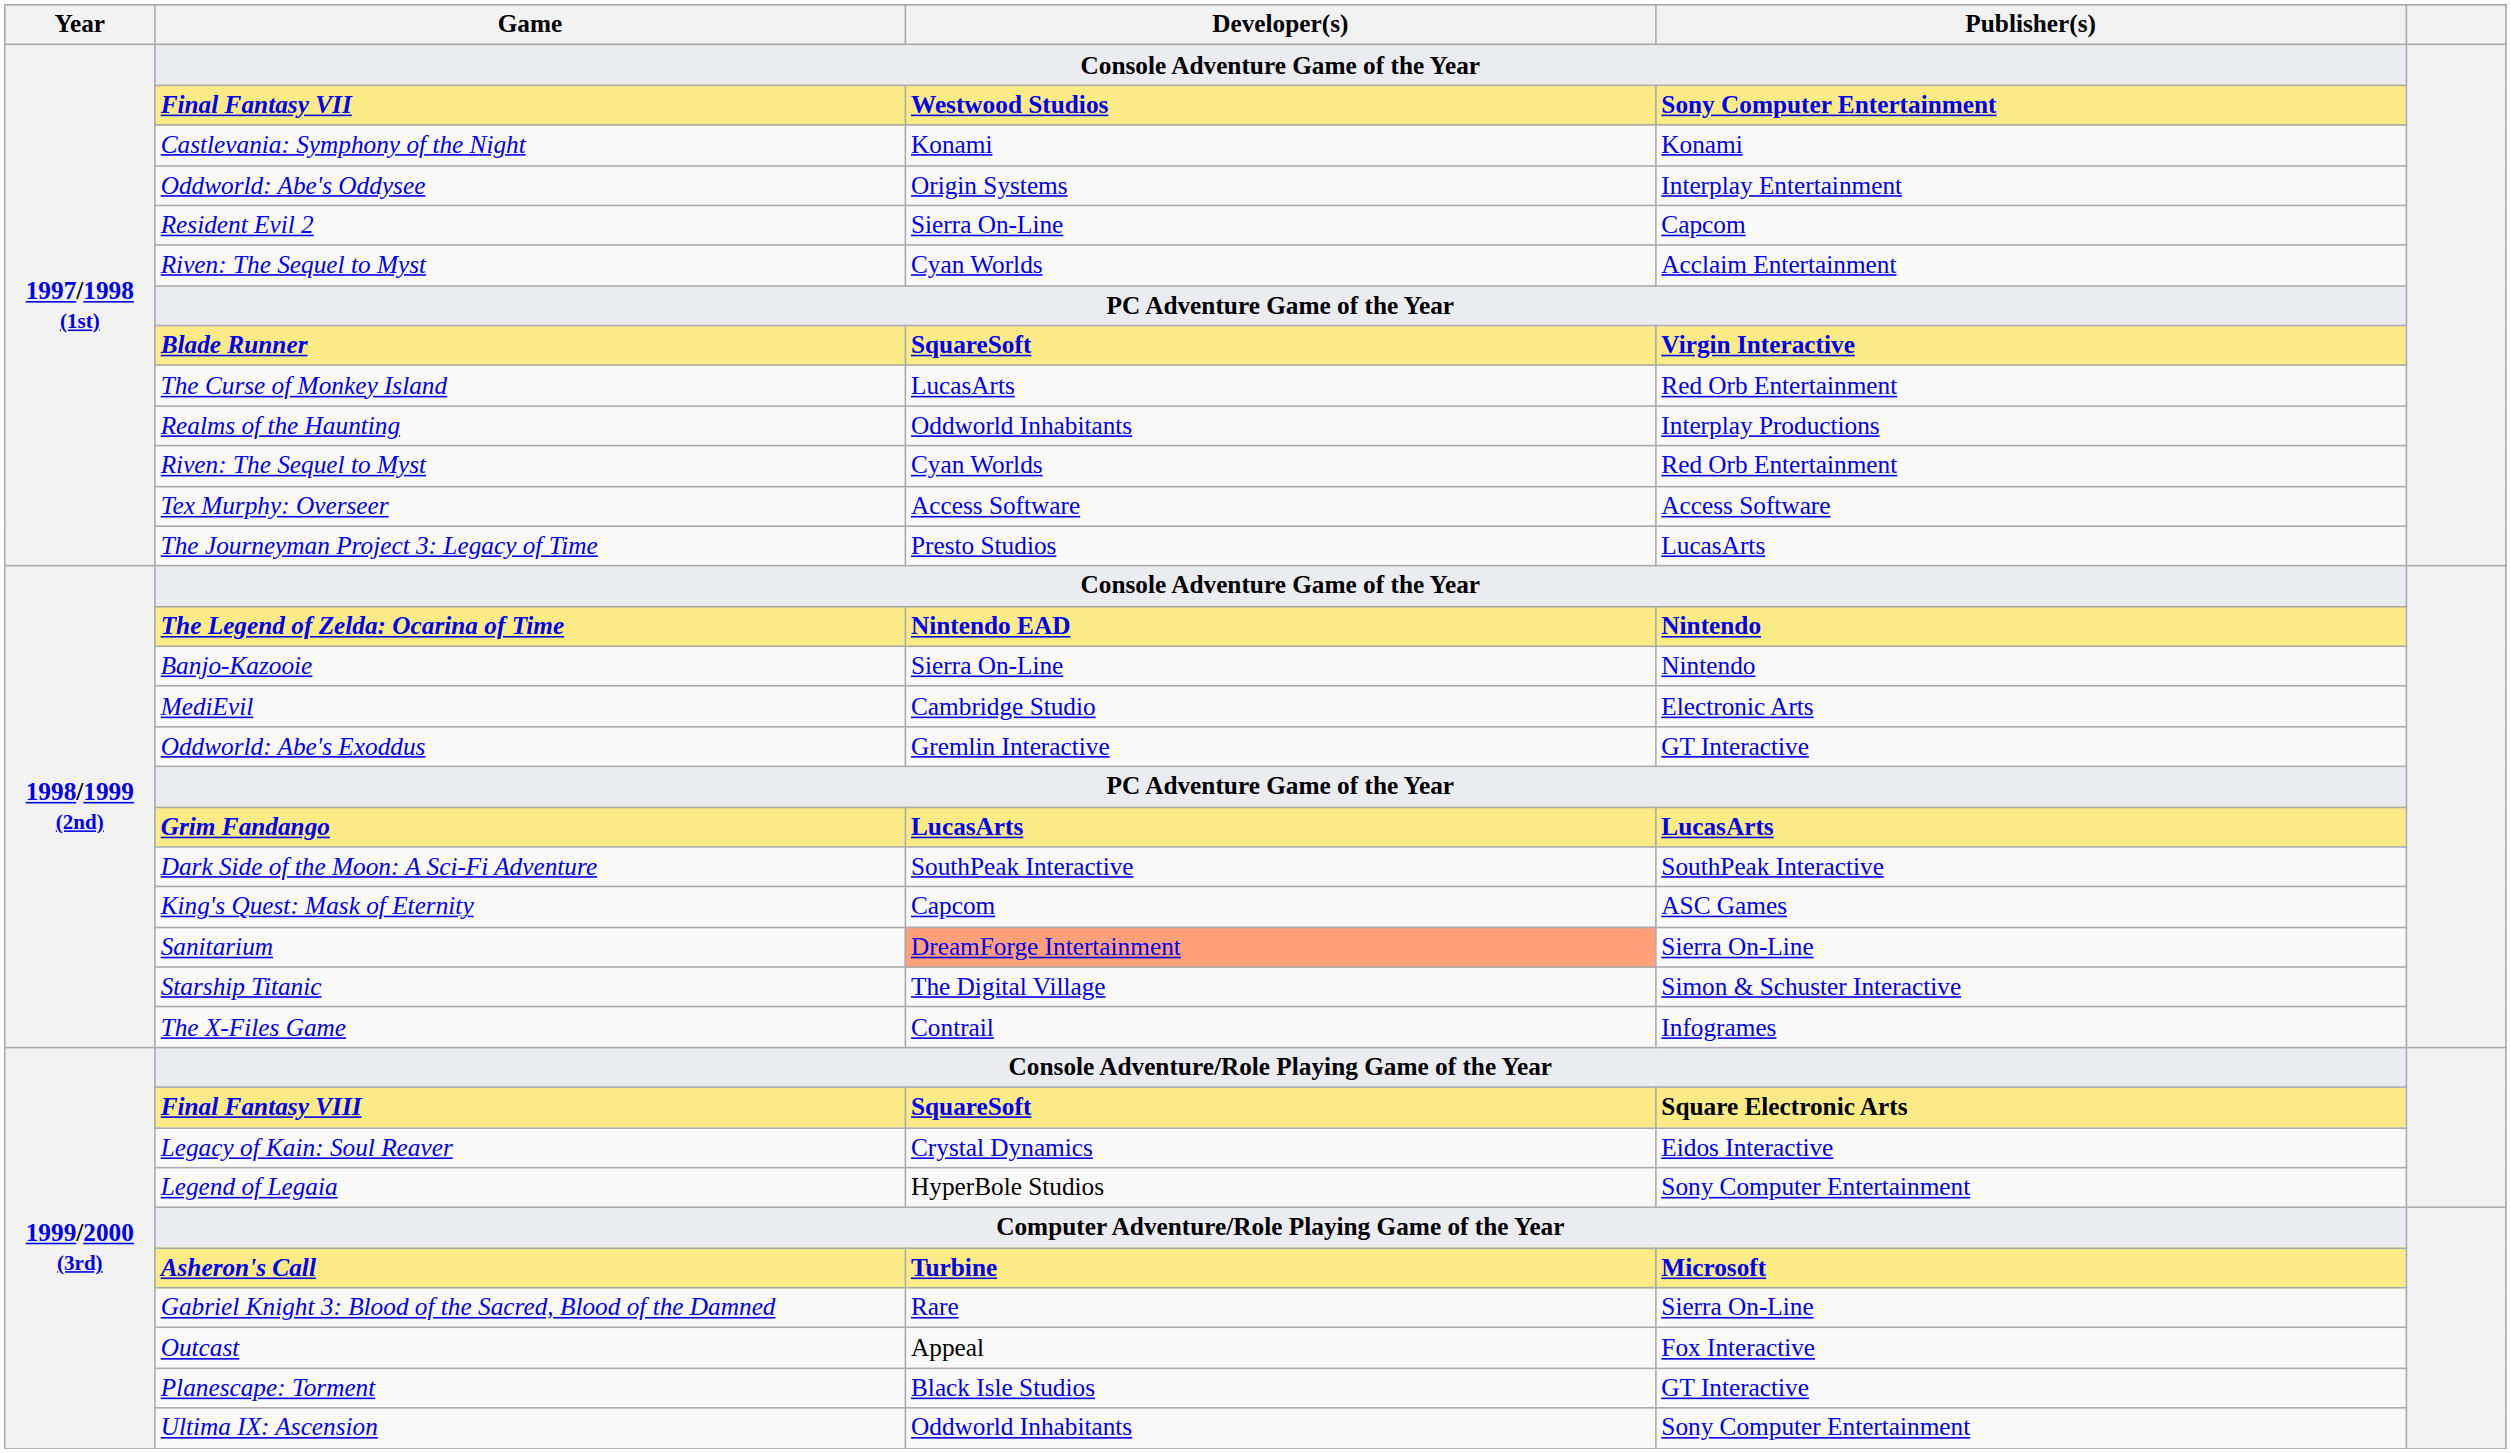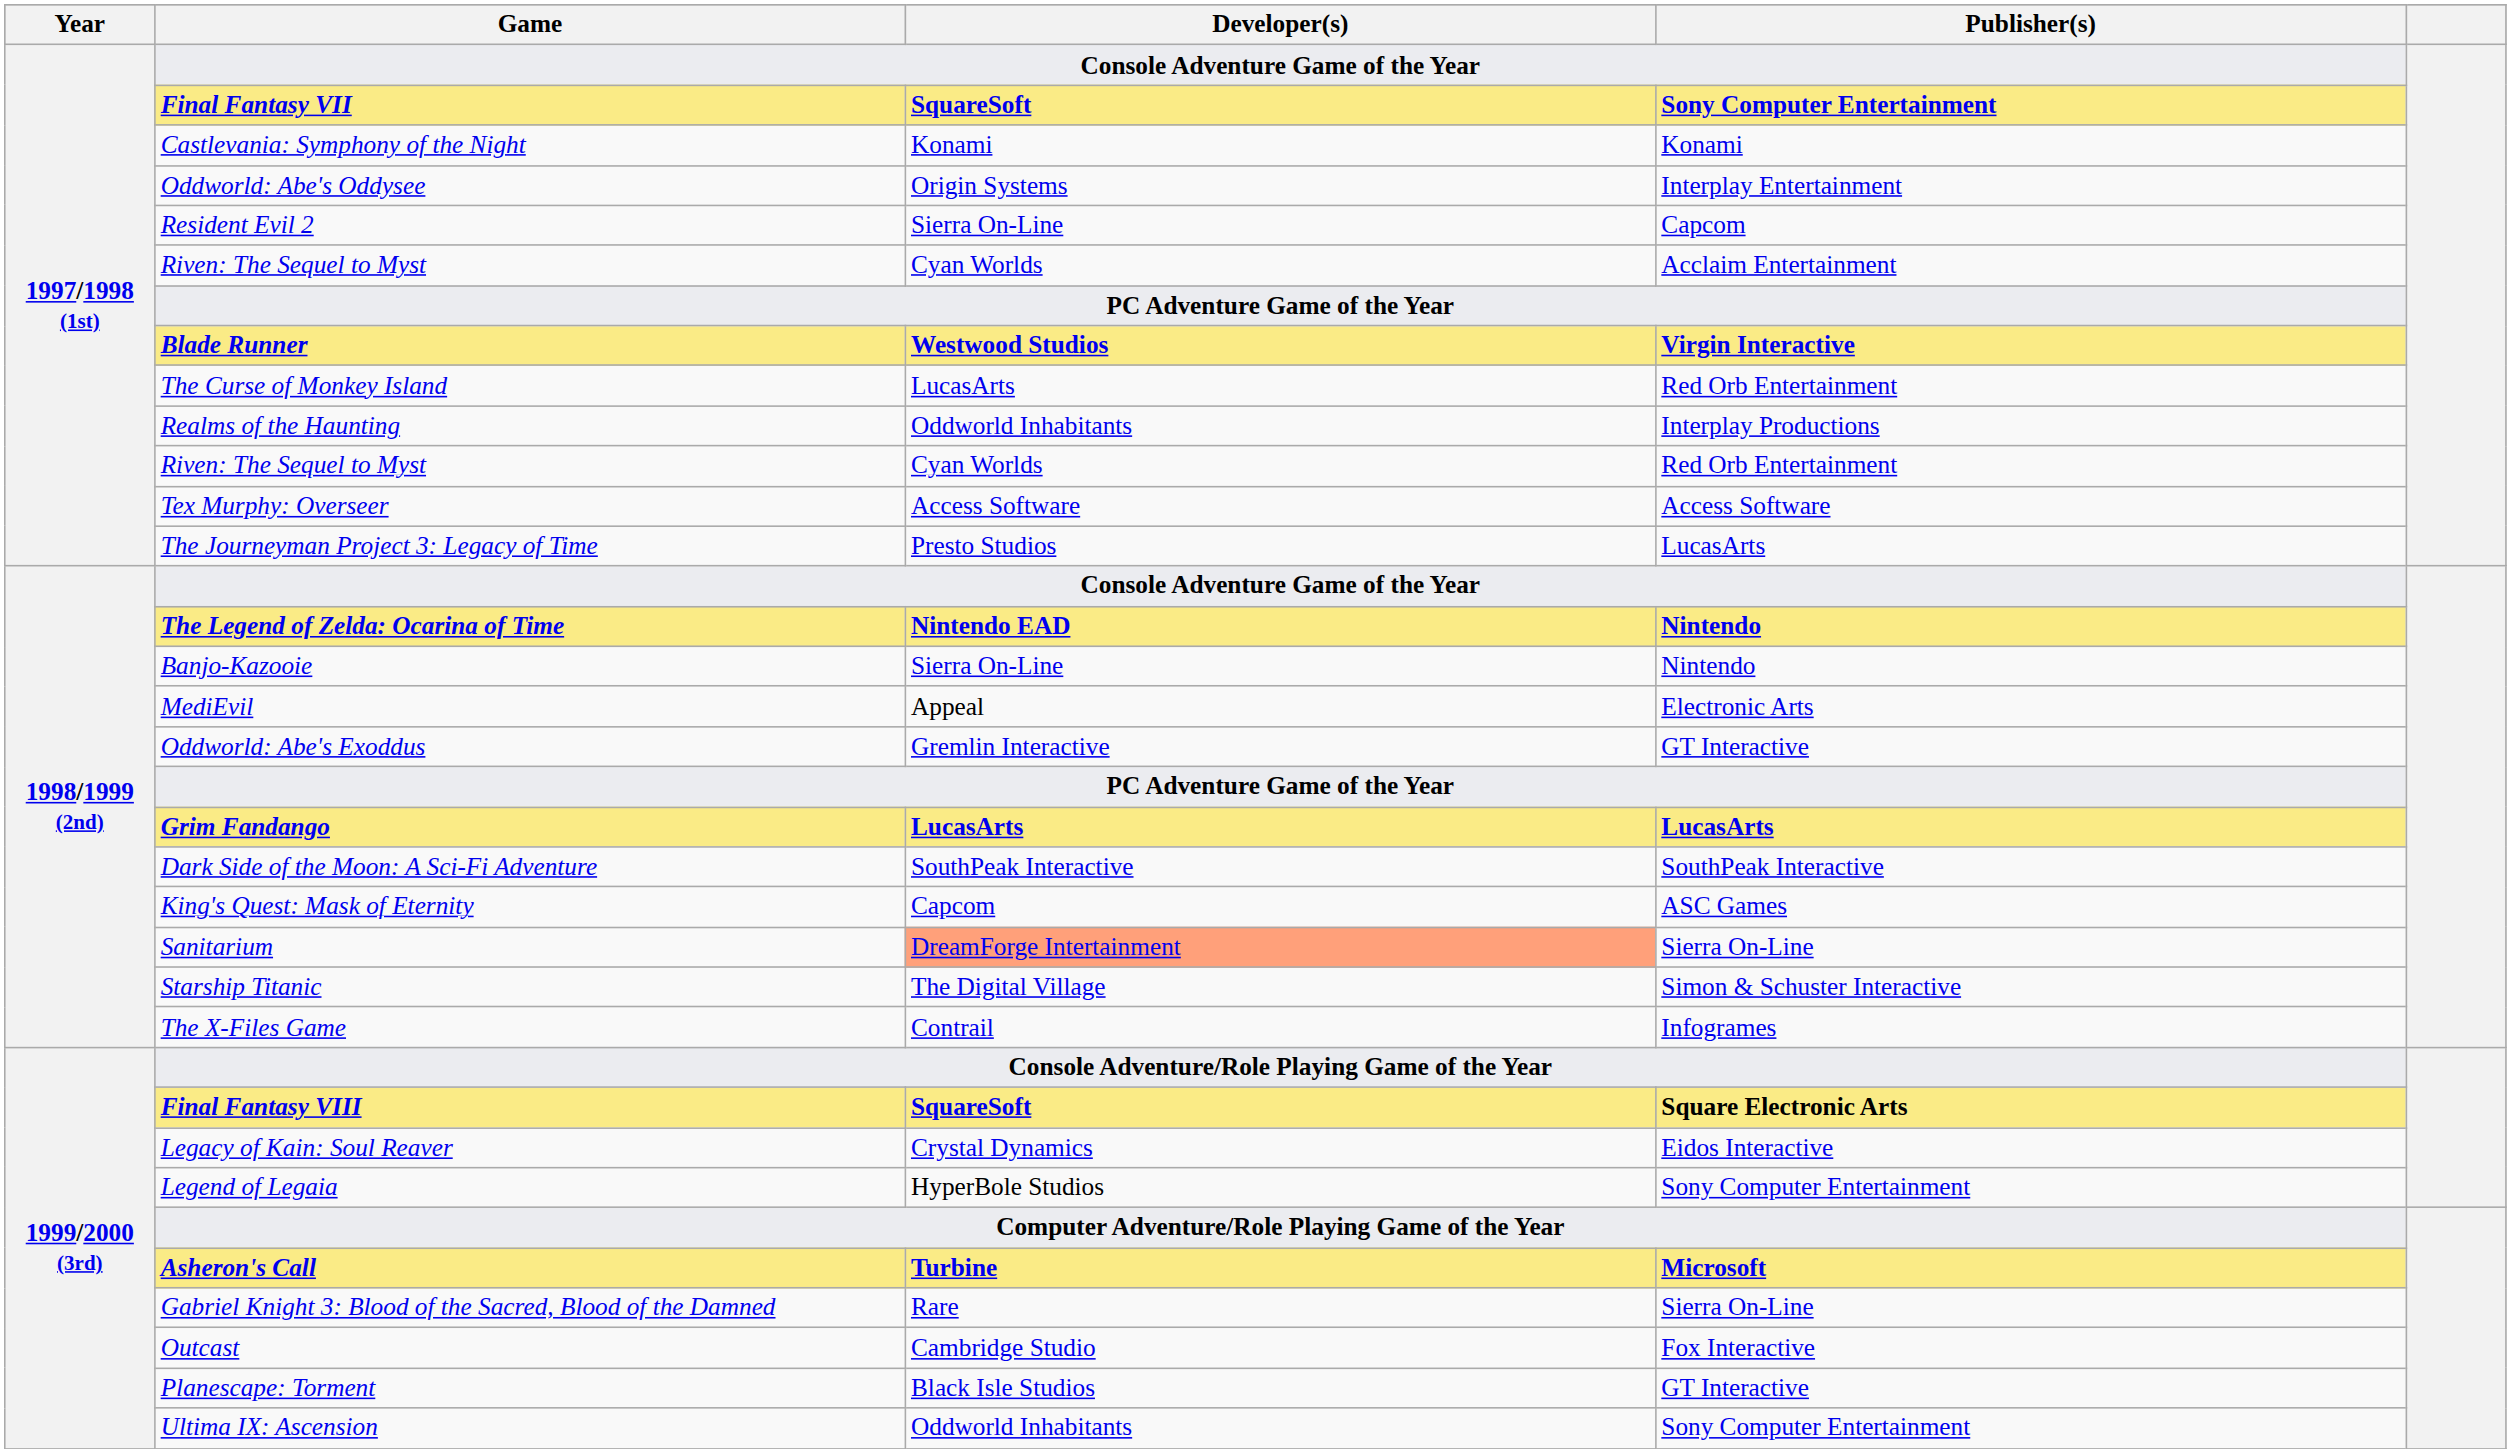(1010, 104) Westwood Studios -> (971, 104) SquareSoft
(971, 345) SquareSoft -> (1010, 345) Westwood Studios
(1003, 706) Cambridge Studio -> (947, 706) Appeal
(947, 1347) Appeal -> (1003, 1347) Cambridge Studio
